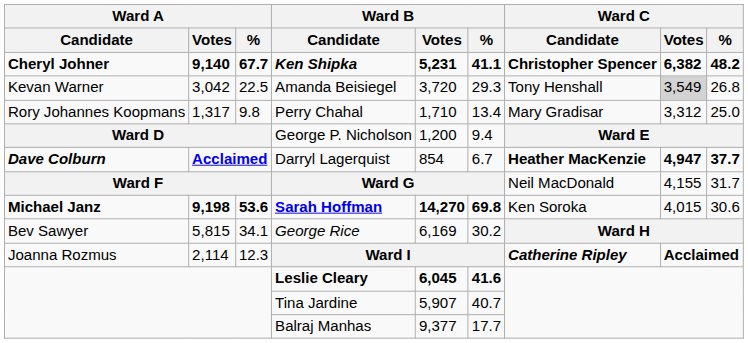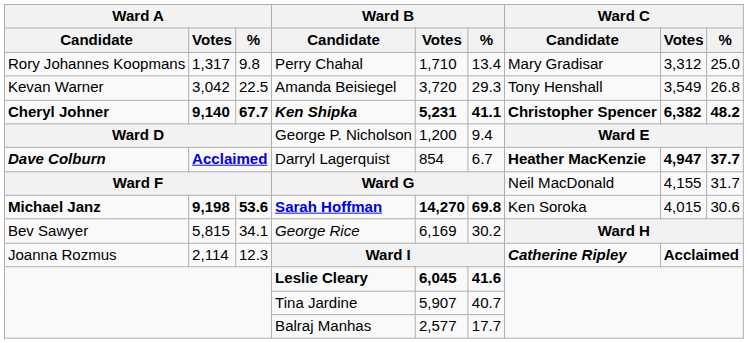rows swapped: (316, 64) <-> (319, 111)
(683, 87) lightgrey background -> (683, 87) no background
(438, 326) 9,377 -> (438, 326) 2,577
